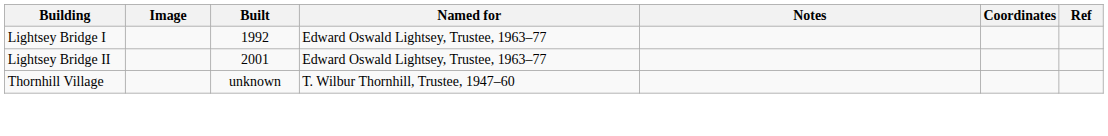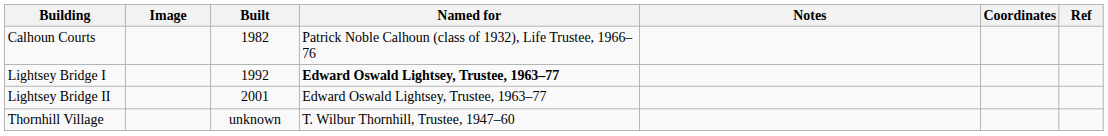+ row: (52, 37)
(424, 37) normal -> (431, 75) bold
